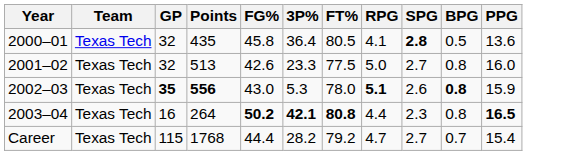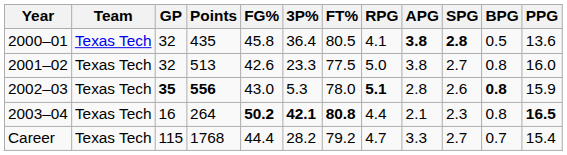+ column: (422, 16)
